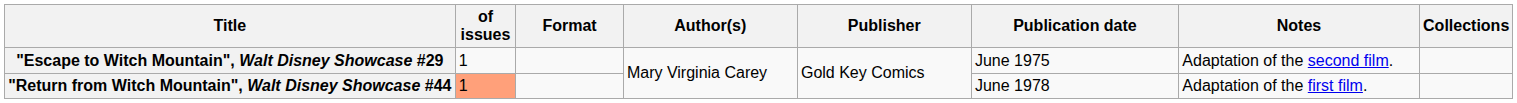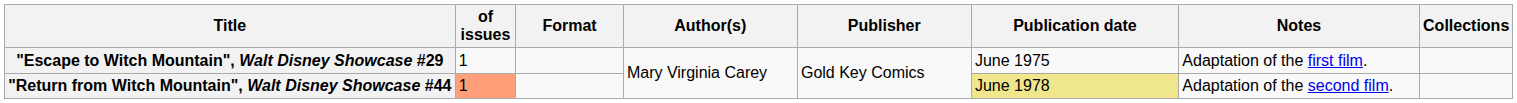(1288, 60) Adaptation of the second film. -> (1275, 60) Adaptation of the first film.
(1012, 85) no background -> (1012, 85) khaki background
(1275, 85) Adaptation of the first film. -> (1288, 85) Adaptation of the second film.
